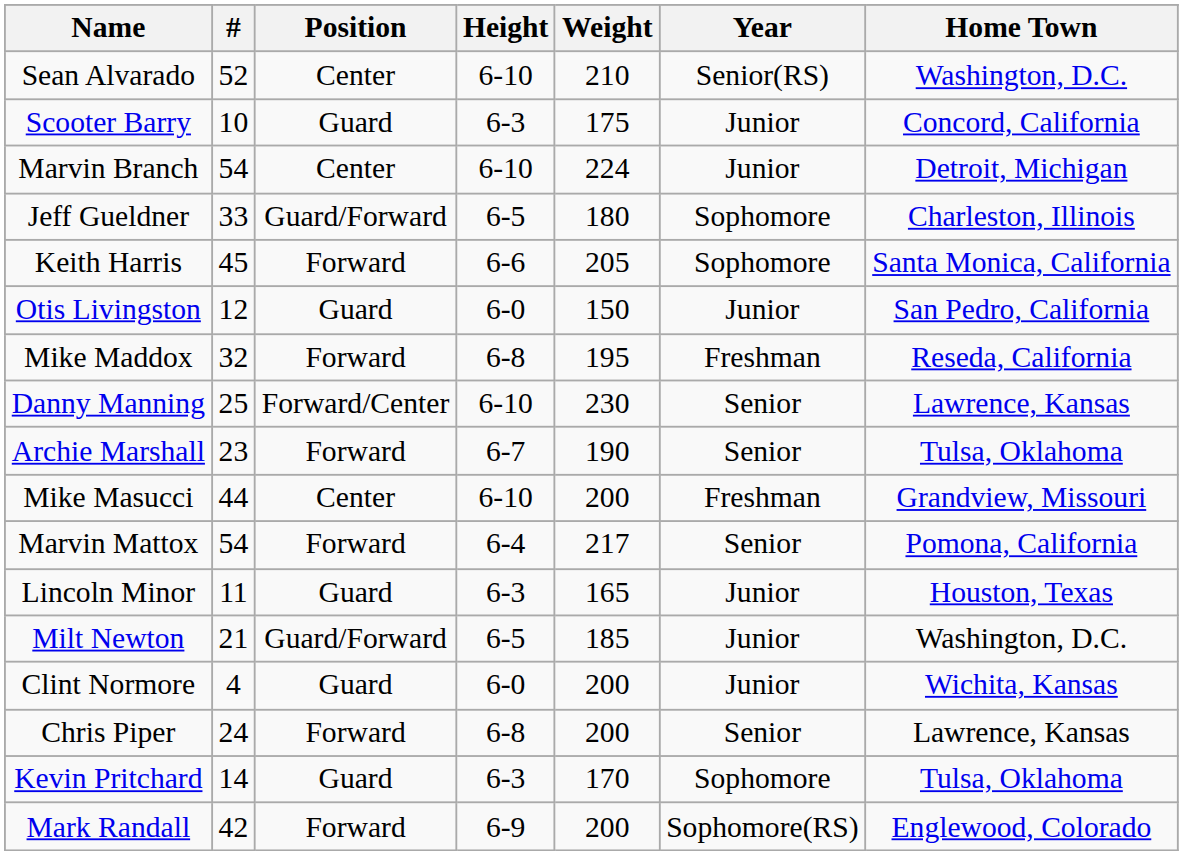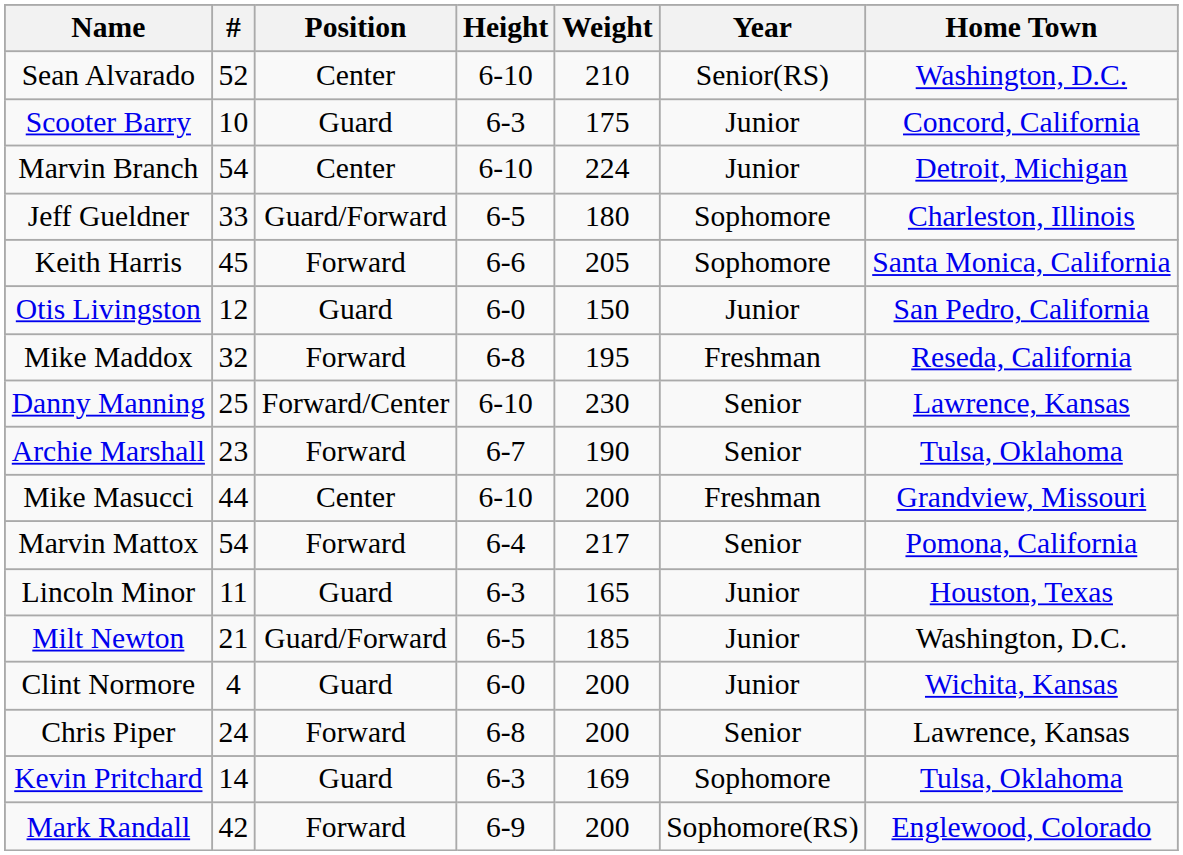(607, 779) 170 -> (607, 779) 169
